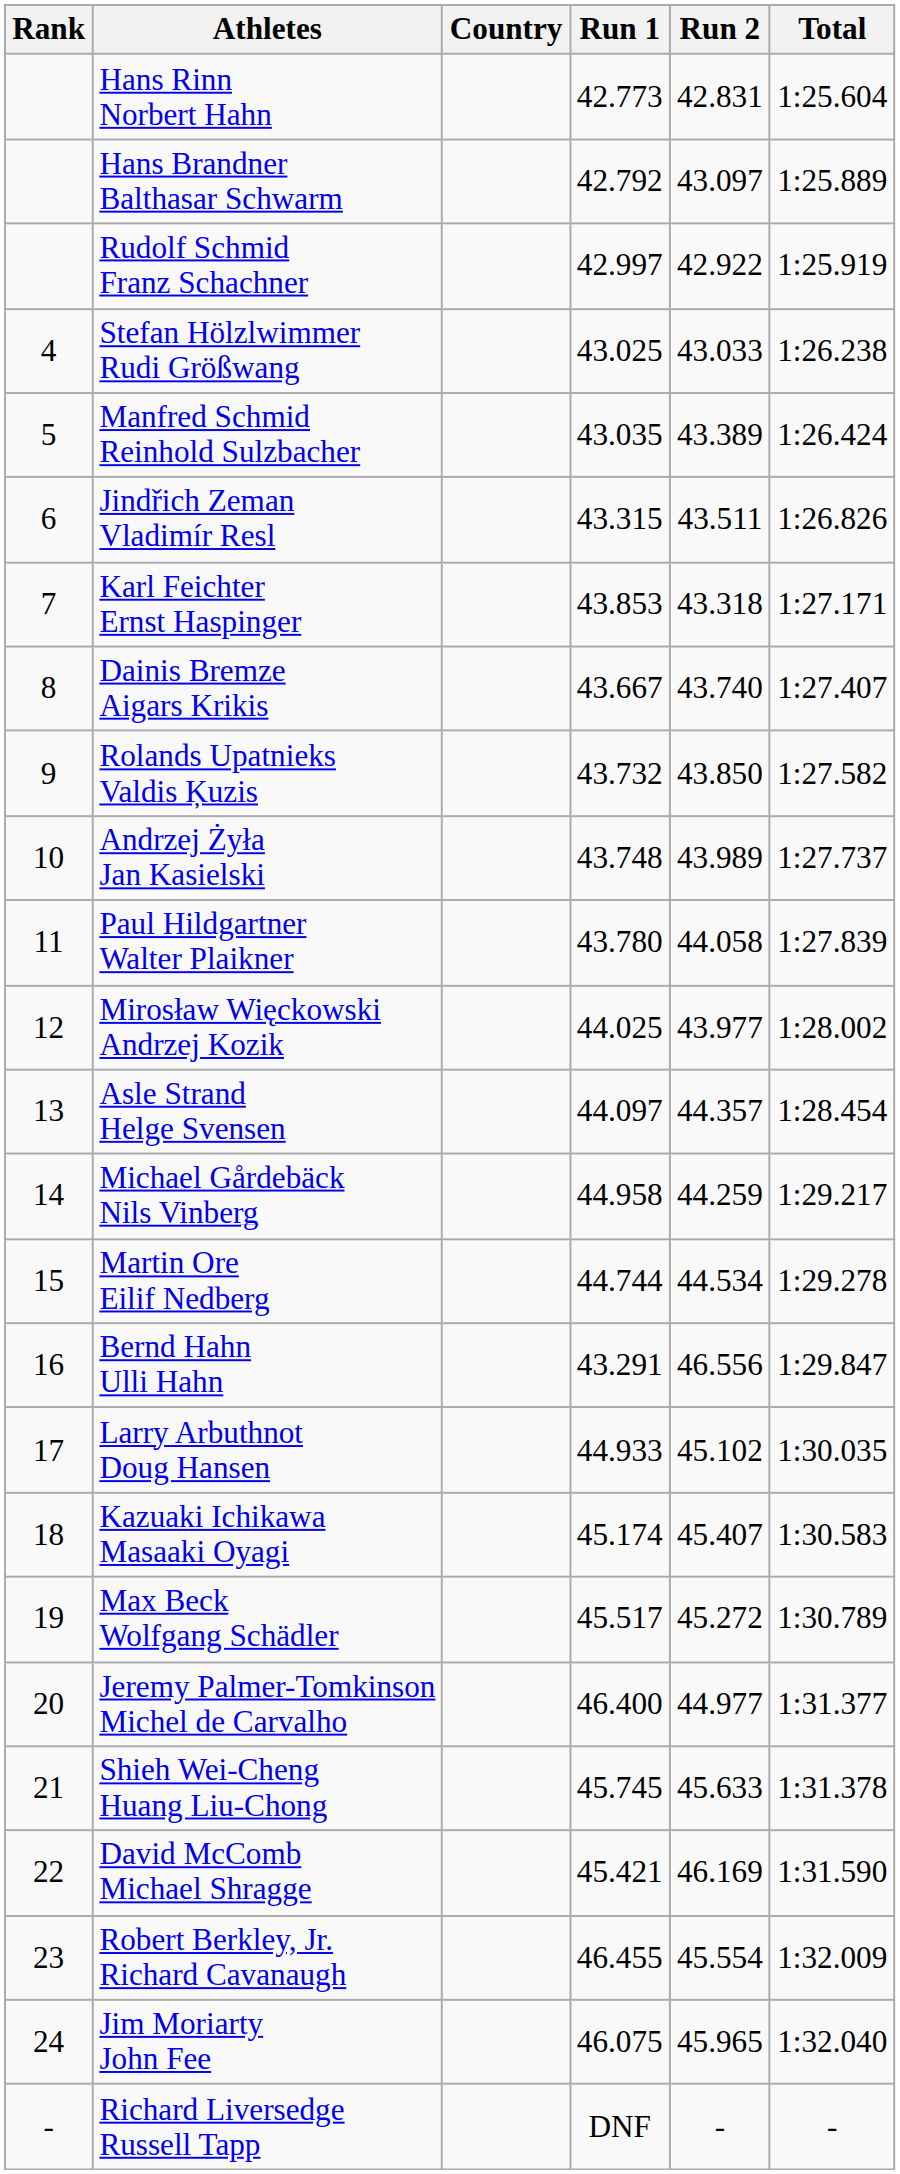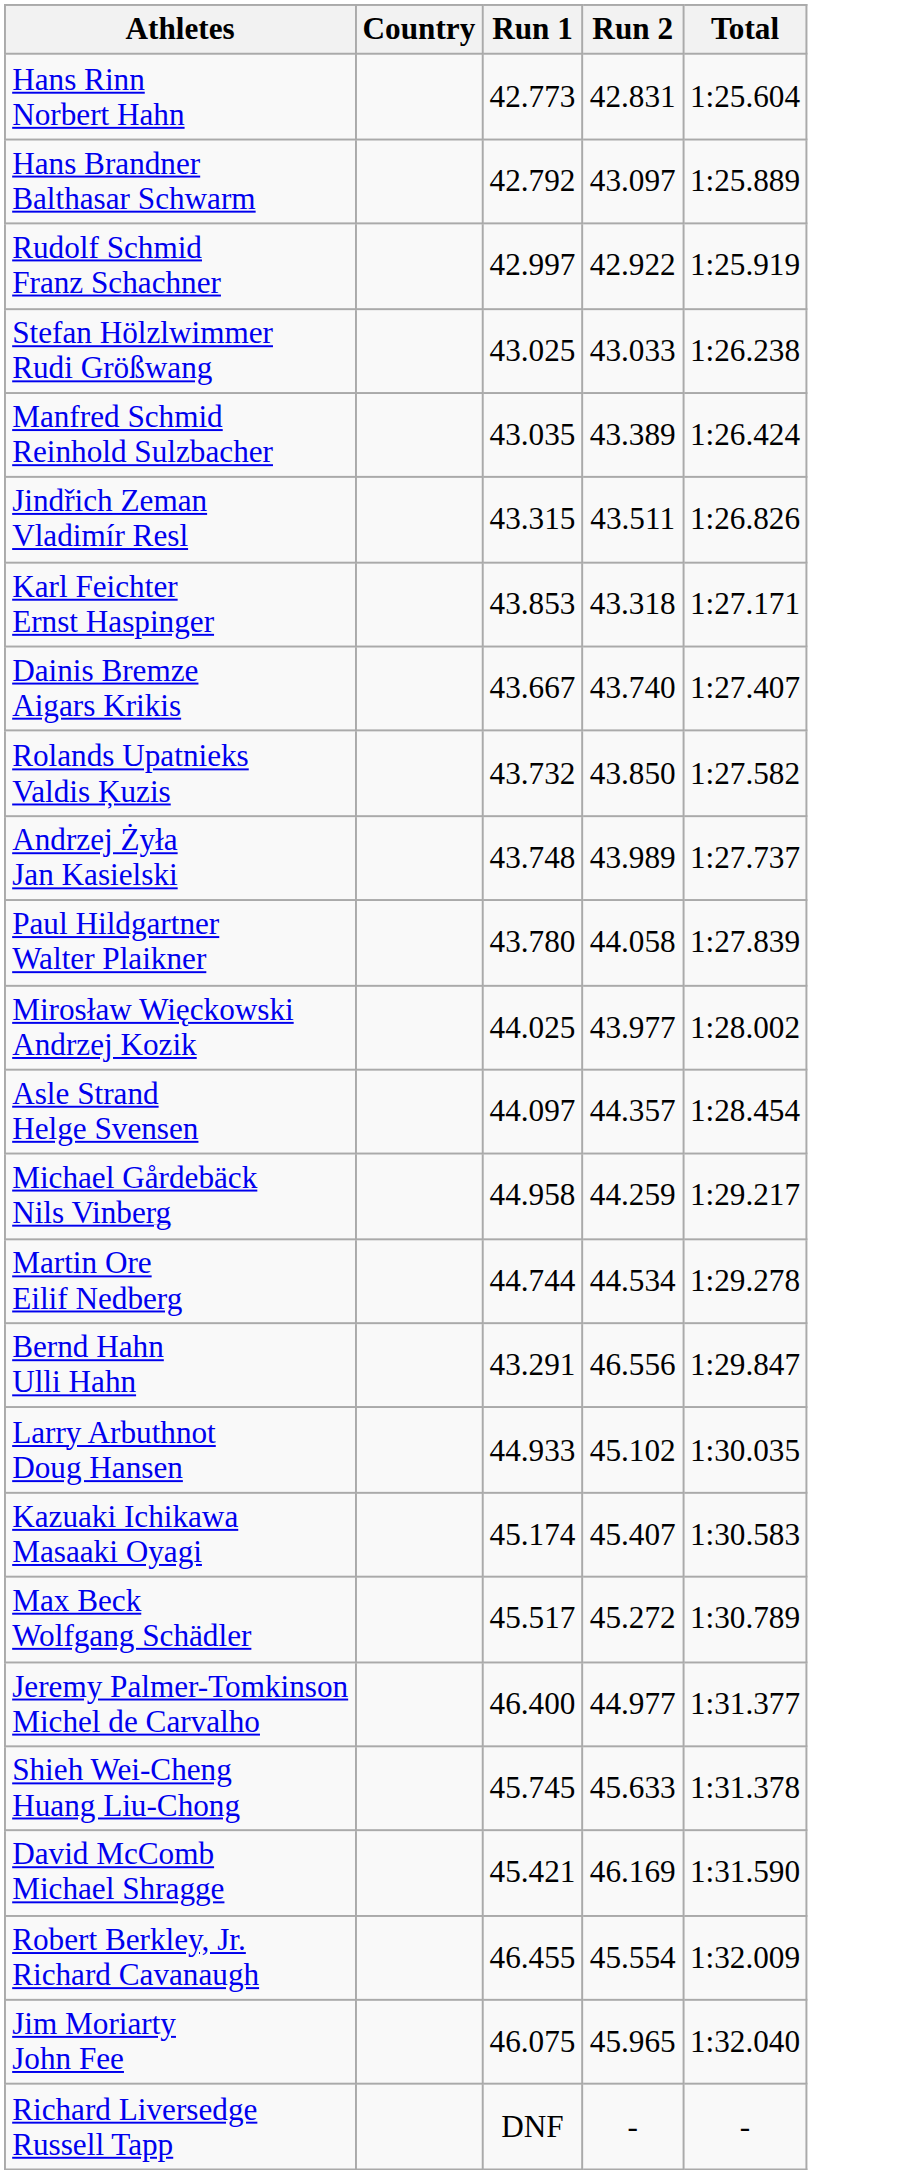- column: (49, 29)
